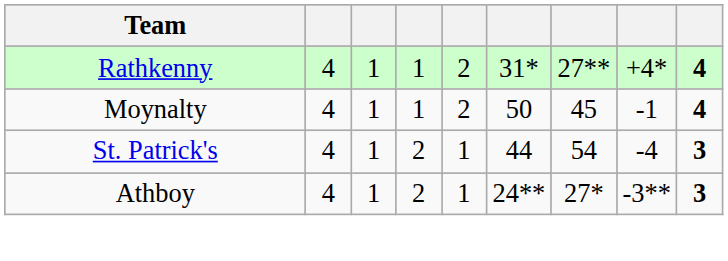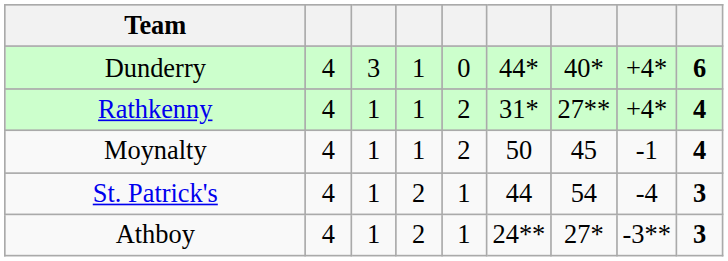+ row: (155, 67)
